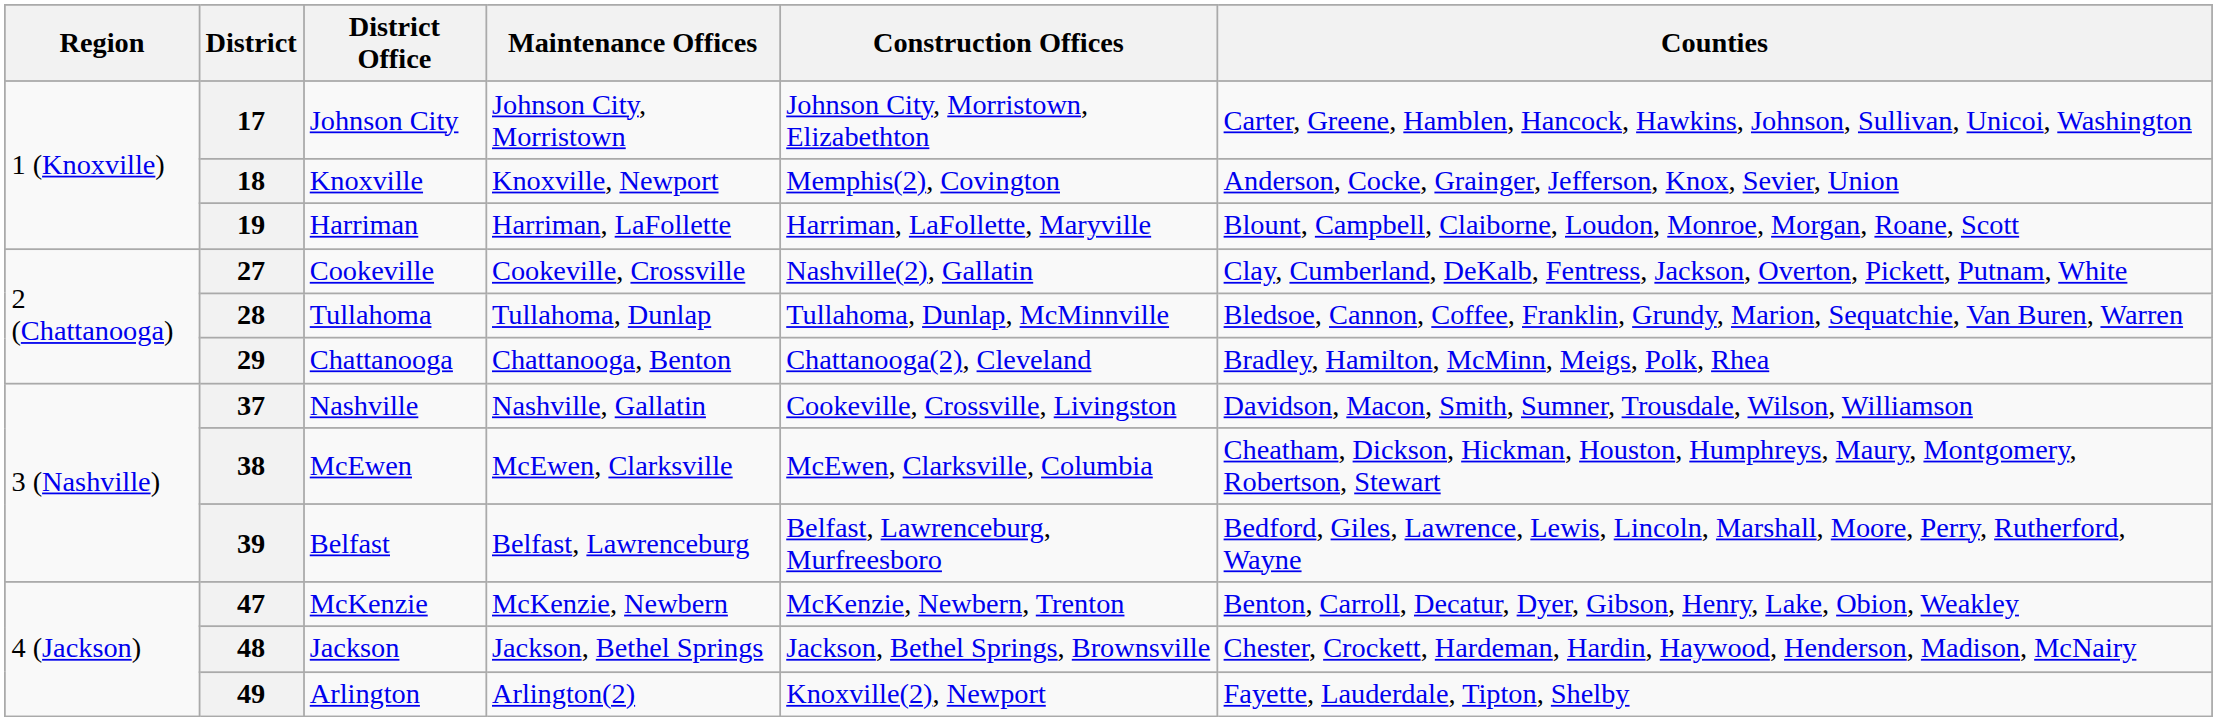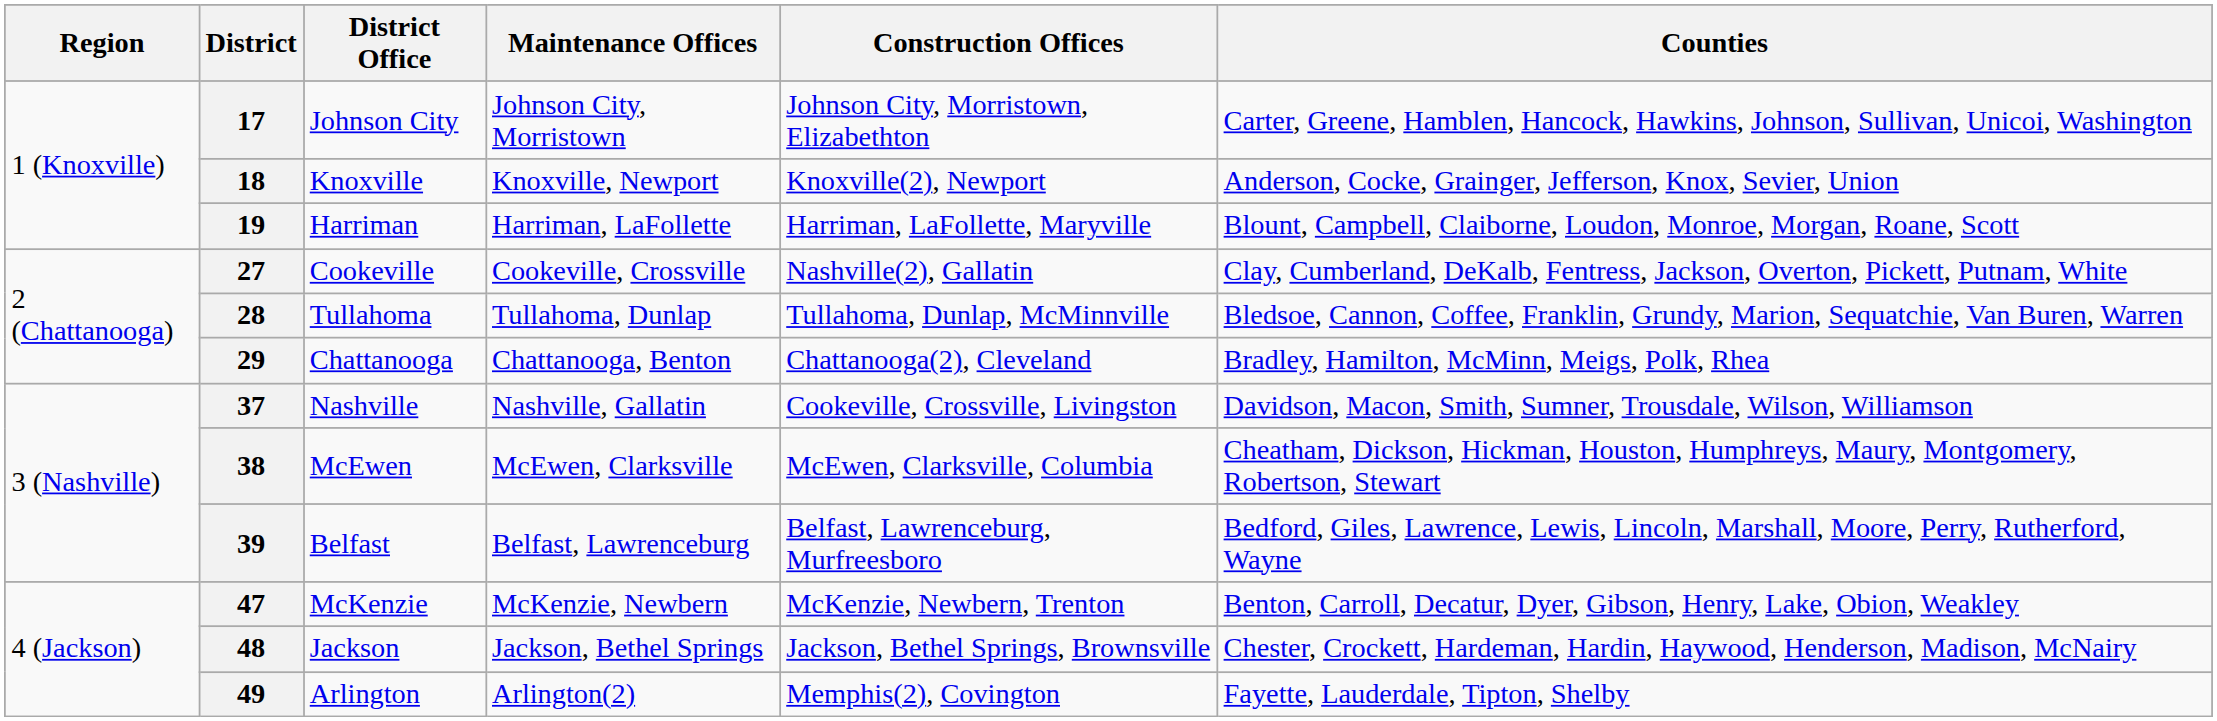(923, 180) Memphis(2), Covington -> (916, 180) Knoxville(2), Newport
(916, 693) Knoxville(2), Newport -> (923, 693) Memphis(2), Covington
